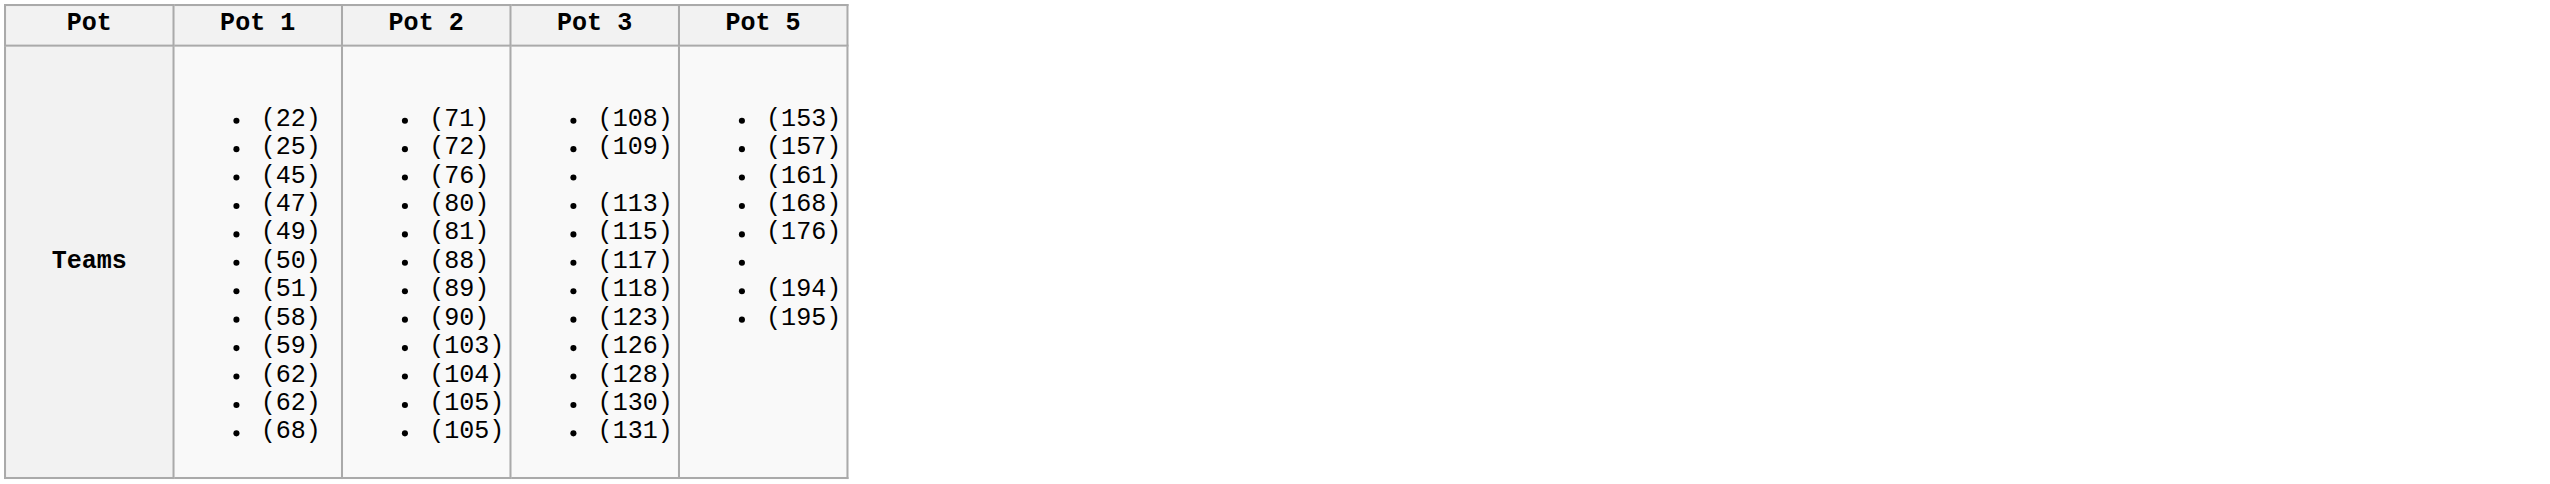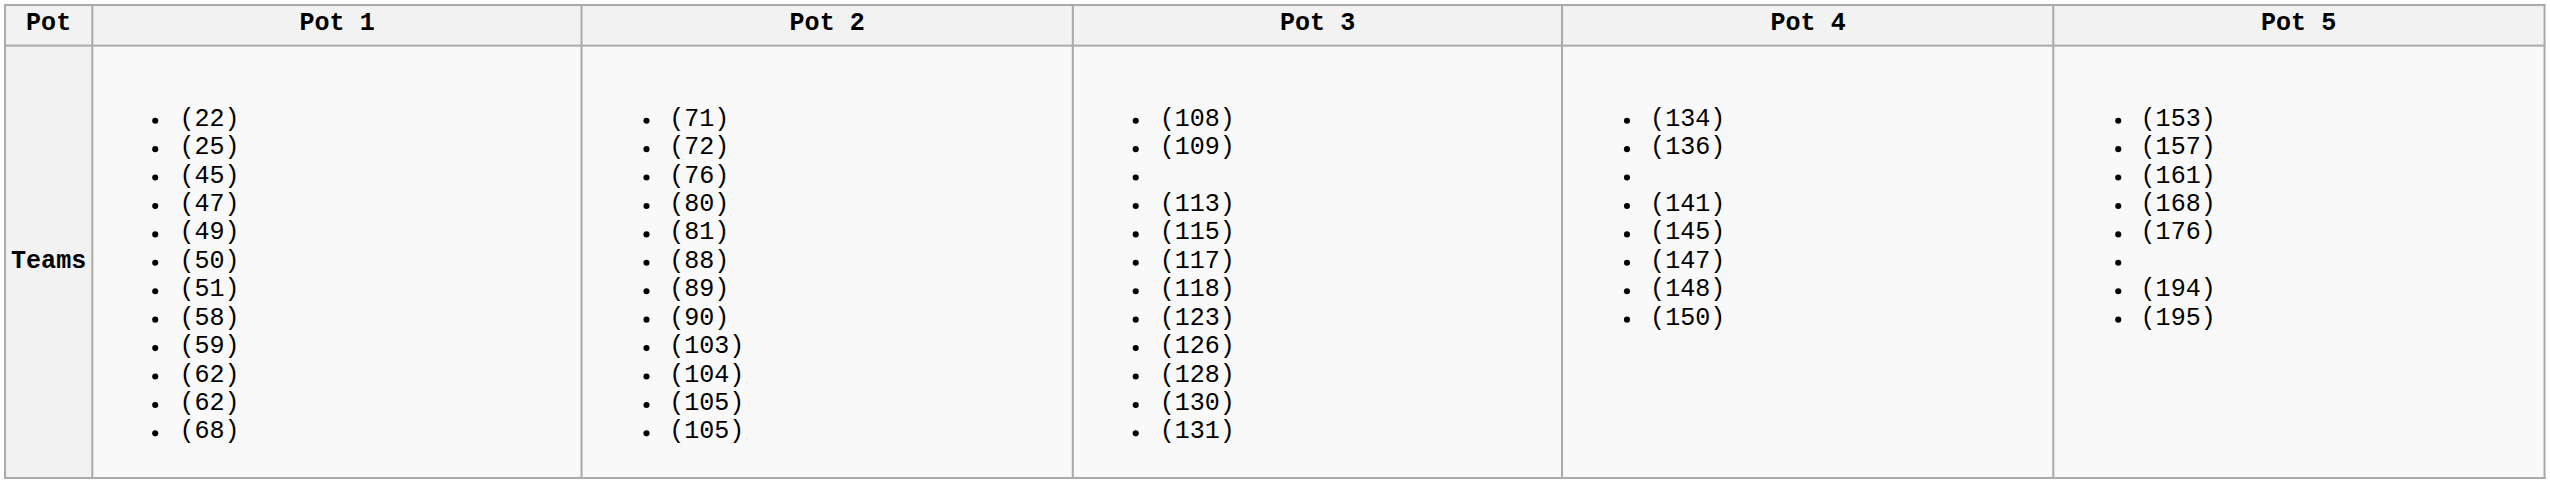+ column: (1808, 26)
